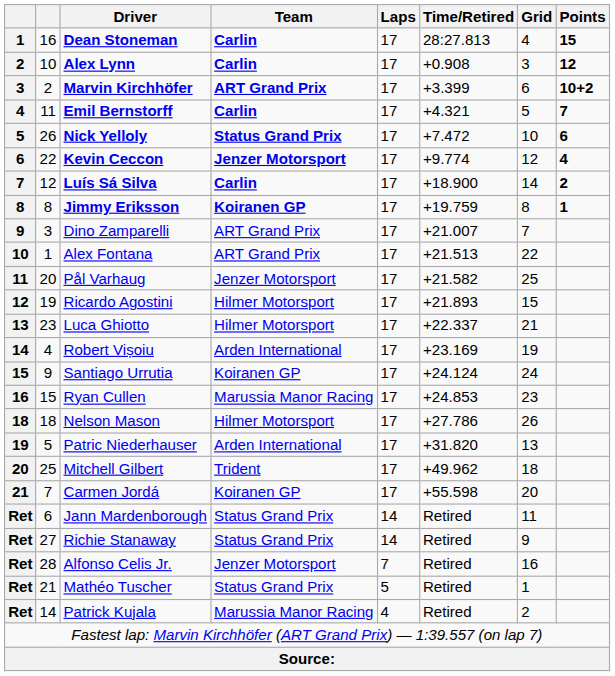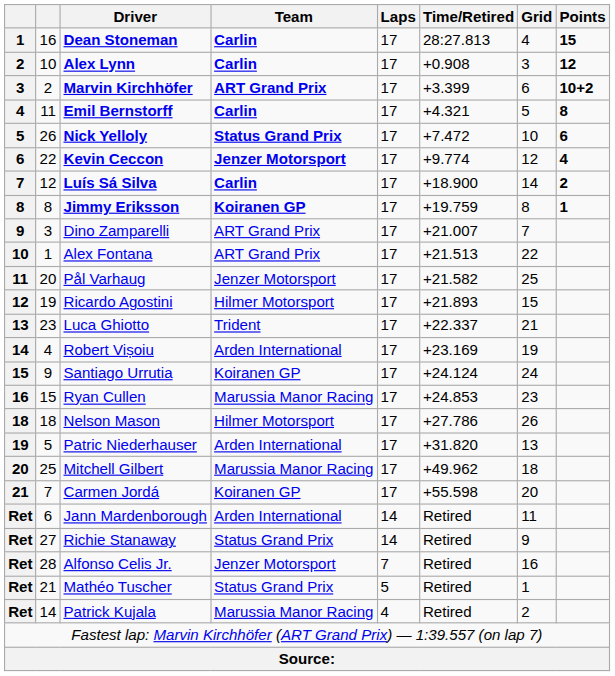(564, 111) 7 -> (564, 111) 8
(274, 325) Hilmer Motorsport -> (237, 325) Trident
(237, 468) Trident -> (294, 468) Marussia Manor Racing
(274, 516) Status Grand Prix -> (278, 516) Arden International
